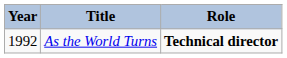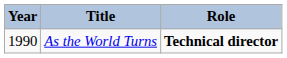(23, 41) 1992 -> (23, 41) 1990
